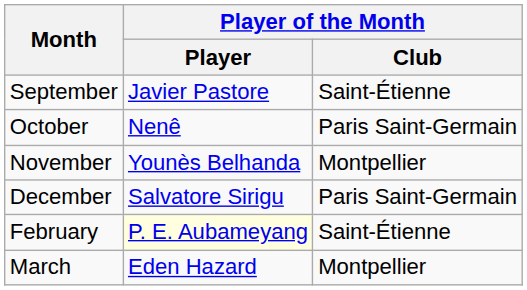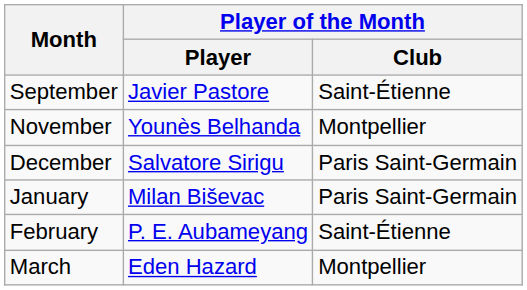- row: (49, 127)
+ row: (49, 197)
(218, 232) lightyellow background -> (218, 232) no background
